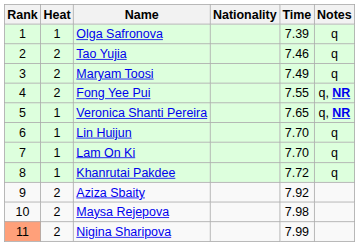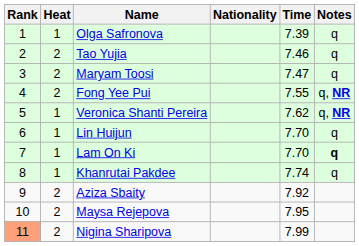(297, 74) 7.49 -> (297, 74) 7.47
(297, 113) 7.65 -> (297, 113) 7.62
(334, 153) normal -> (334, 153) bold
(297, 172) 7.72 -> (297, 172) 7.74
(297, 212) 7.98 -> (297, 212) 7.95
